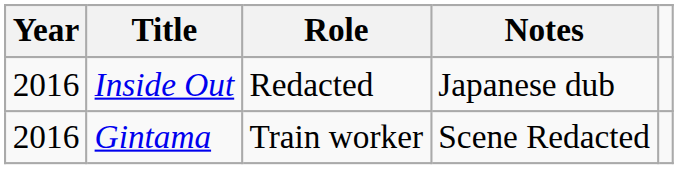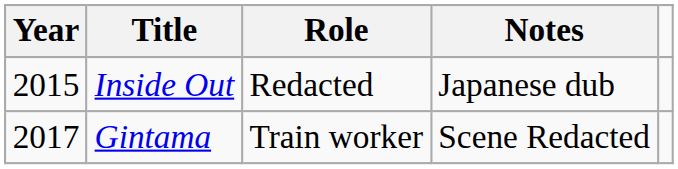(46, 83) 2016 -> (46, 83) 2015
(46, 136) 2016 -> (46, 136) 2017
